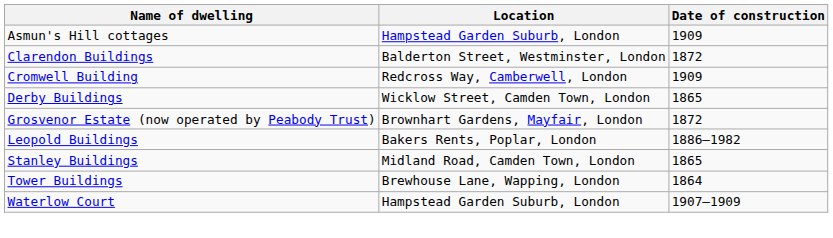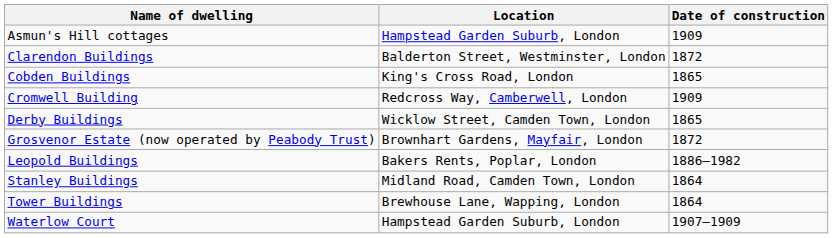+ row: (69, 77)
(687, 160) 1865 -> (687, 181) 1864
